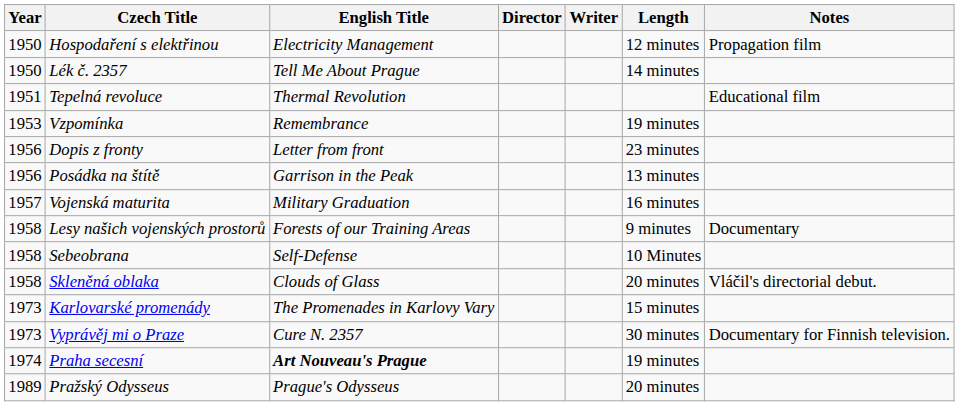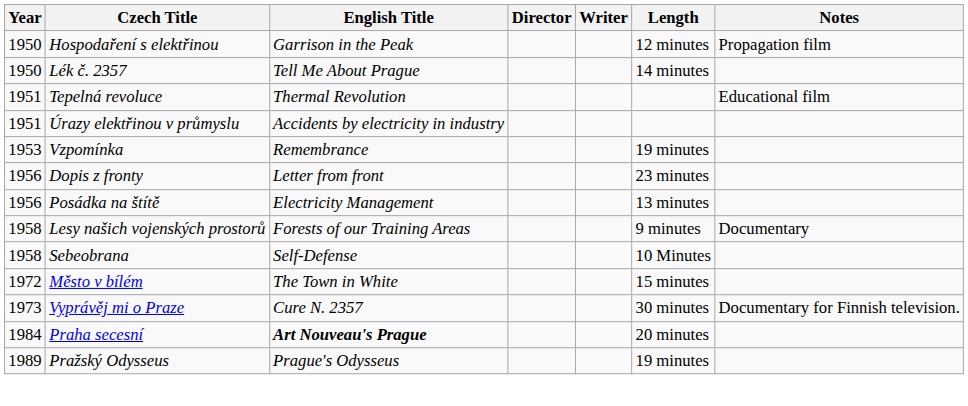(353, 44) Electricity Management -> (343, 44) Garrison in the Peak
+ row: (144, 123)
(343, 176) Garrison in the Peak -> (353, 202) Electricity Management
- row: (110, 202)
- row: (104, 281)
+ row: (96, 281)
- row: (130, 307)
(25, 360) 1974 -> (25, 334) 1984
(663, 360) 19 minutes -> (672, 334) 20 minutes
(663, 387) 20 minutes -> (672, 360) 19 minutes
